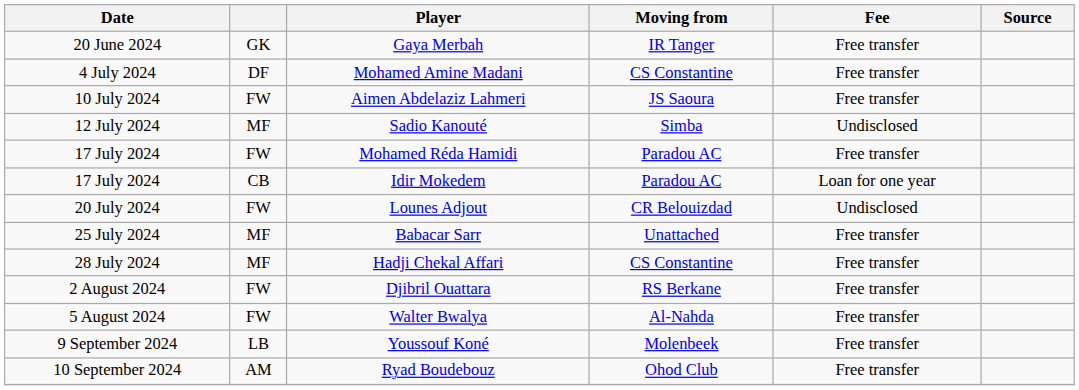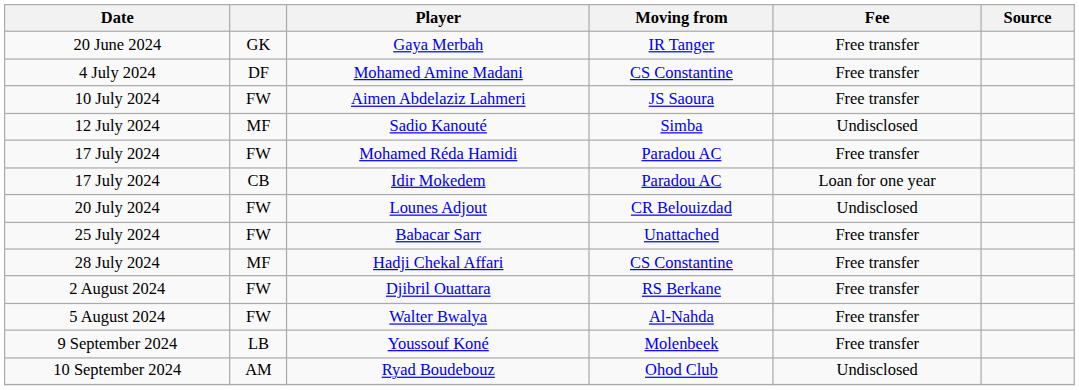(258, 234) MF -> (258, 234) FW
(877, 370) Free transfer -> (877, 370) Undisclosed
